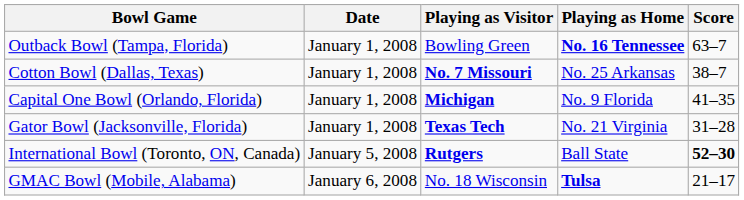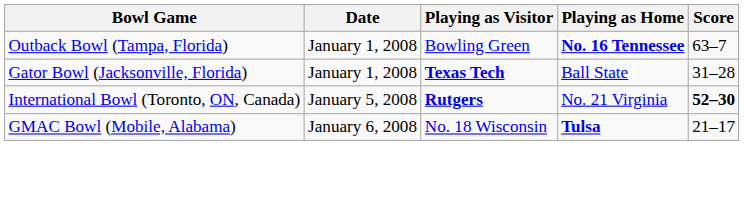- row: (106, 72)
- row: (135, 99)
(614, 126) No. 21 Virginia -> (595, 72) Ball State
(595, 153) Ball State -> (614, 99) No. 21 Virginia
